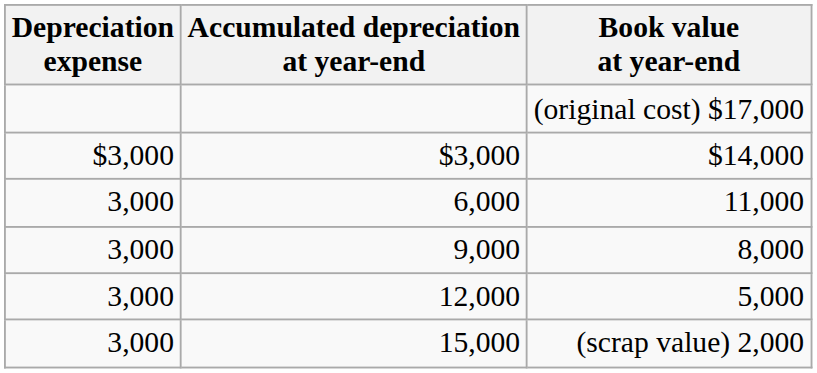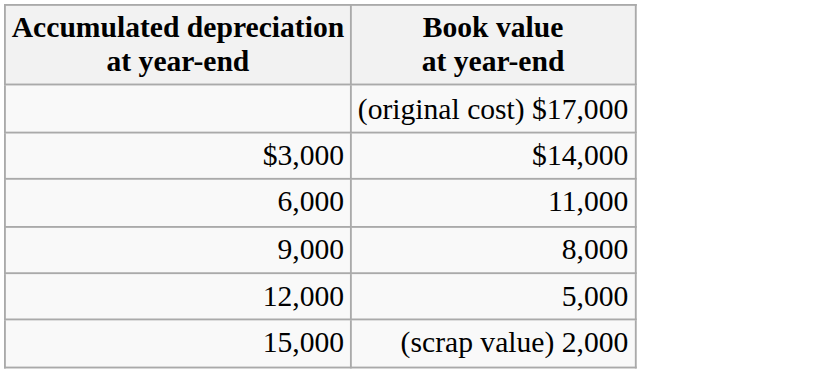- column: (93, 44)
